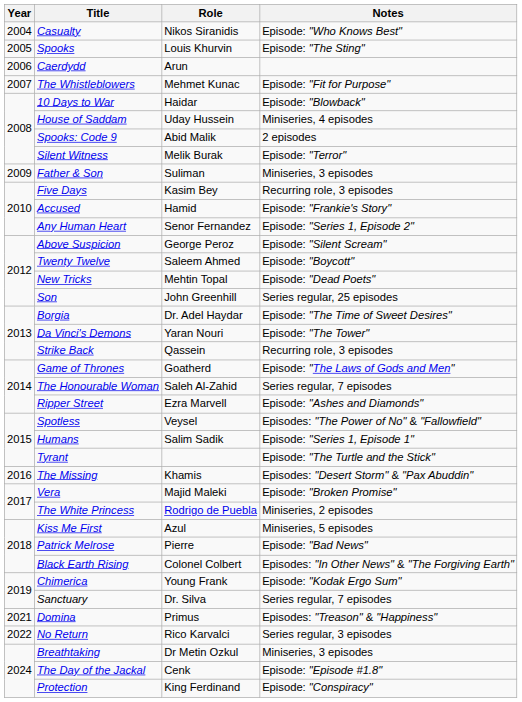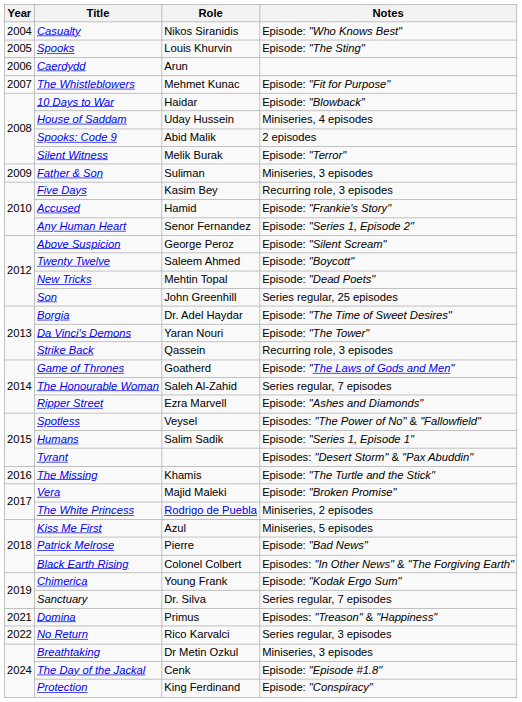(348, 457) Episode: "The Turtle and the Stick" -> (368, 457) Episodes: "Desert Storm" & "Pax Abuddin"
(368, 475) Episodes: "Desert Storm" & "Pax Abuddin" -> (348, 475) Episode: "The Turtle and the Stick"
